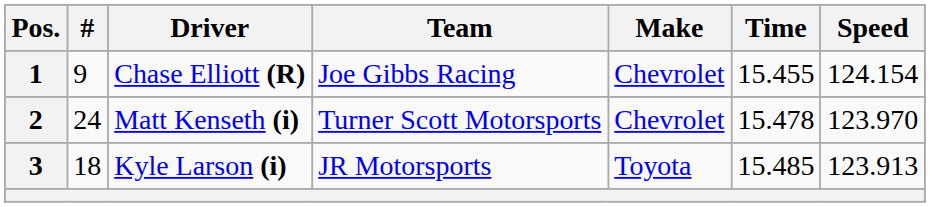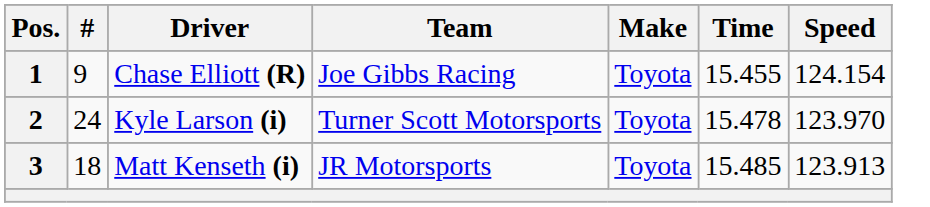(669, 73) Chevrolet -> (653, 73) Toyota
(207, 119) Matt Kenseth (i) -> (200, 119) Kyle Larson (i)
(669, 119) Chevrolet -> (653, 119) Toyota
(200, 166) Kyle Larson (i) -> (207, 166) Matt Kenseth (i)
